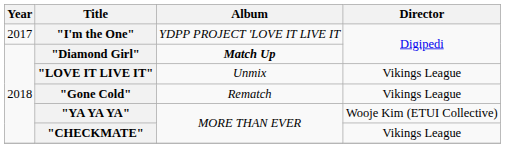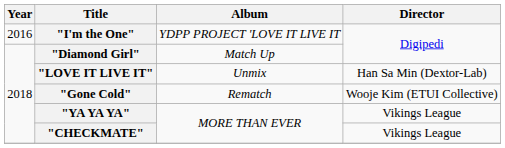(20, 34) 2017 -> (20, 34) 2016
(250, 53) bold -> (250, 53) normal
(422, 73) Vikings League -> (422, 73) Han Sa Min (Dextor-Lab)
(422, 93) Vikings League -> (422, 93) Wooje Kim (ETUI Collective)
(422, 113) Wooje Kim (ETUI Collective) -> (422, 113) Vikings League
